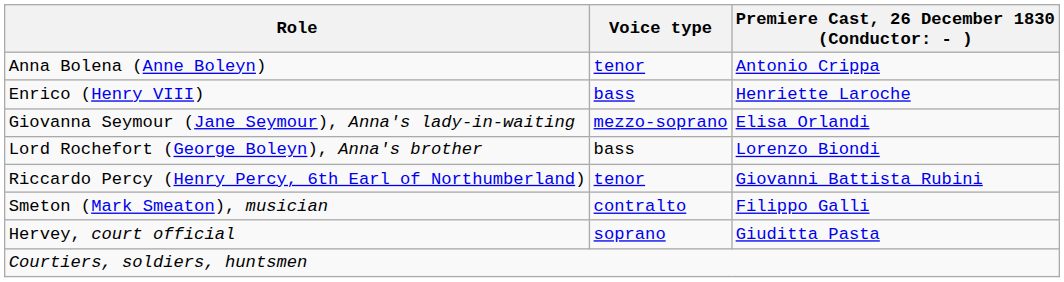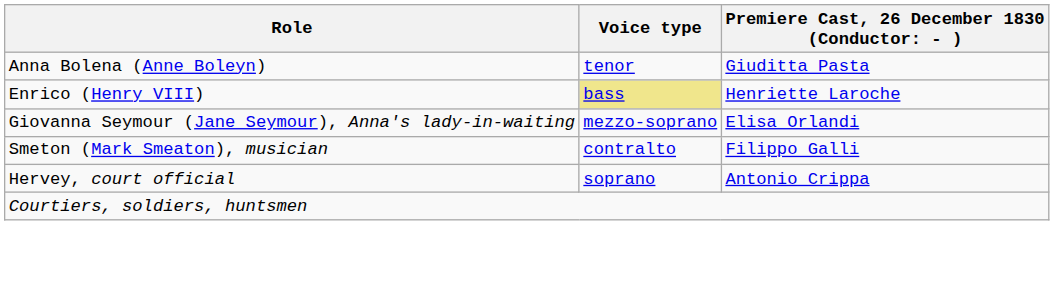(808, 66) Antonio Crippa -> (797, 66) Giuditta Pasta
(614, 94) no background -> (604, 94) khaki background
- row: (246, 150)
- row: (297, 178)
(808, 234) Giuditta Pasta -> (797, 178) Antonio Crippa
